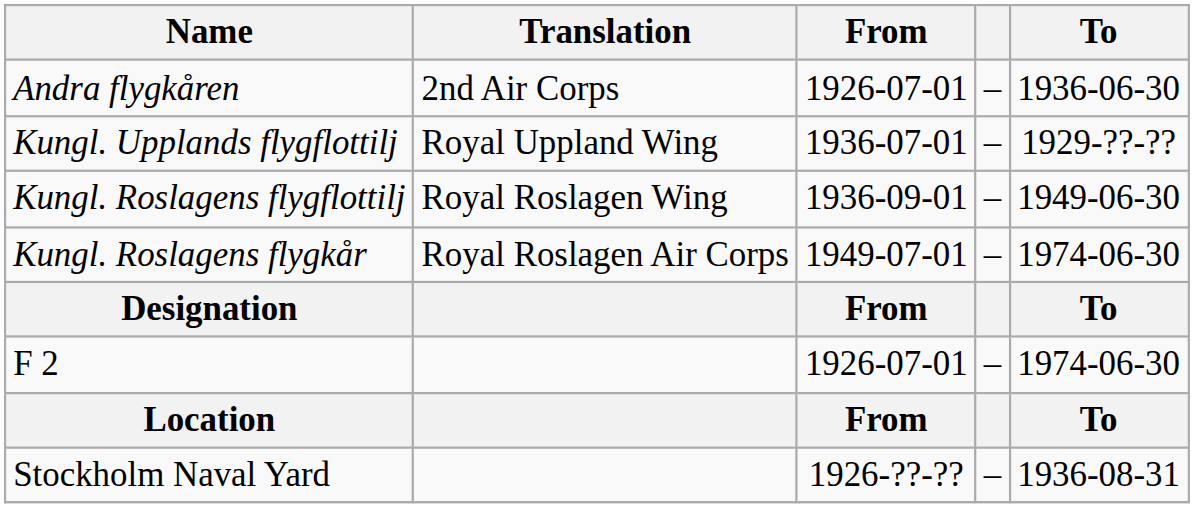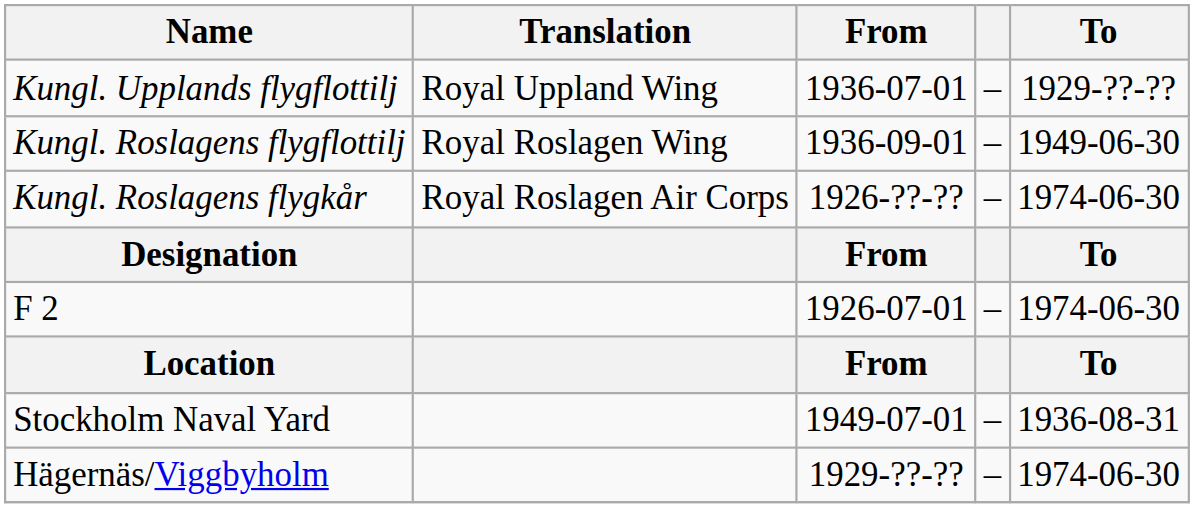- row: (126, 87)
(886, 253) 1949-07-01 -> (886, 198) 1926-??-??
(886, 474) 1926-??-?? -> (886, 419) 1949-07-01
+ row: (171, 474)
